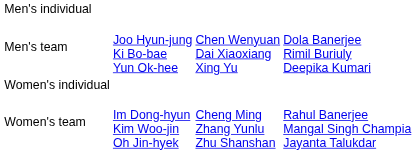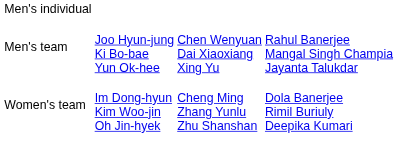(327, 54) Dola Banerjee Rimil Buriuly Deepika Kumari -> (329, 54) Rahul Banerjee Mangal Singh Champia Jayanta Talukdar
- row: (57, 84)
(347, 129) Rahul Banerjee Mangal Singh Champia Jayanta Talukdar -> (309, 112) Dola Banerjee Rimil Buriuly Deepika Kumari
